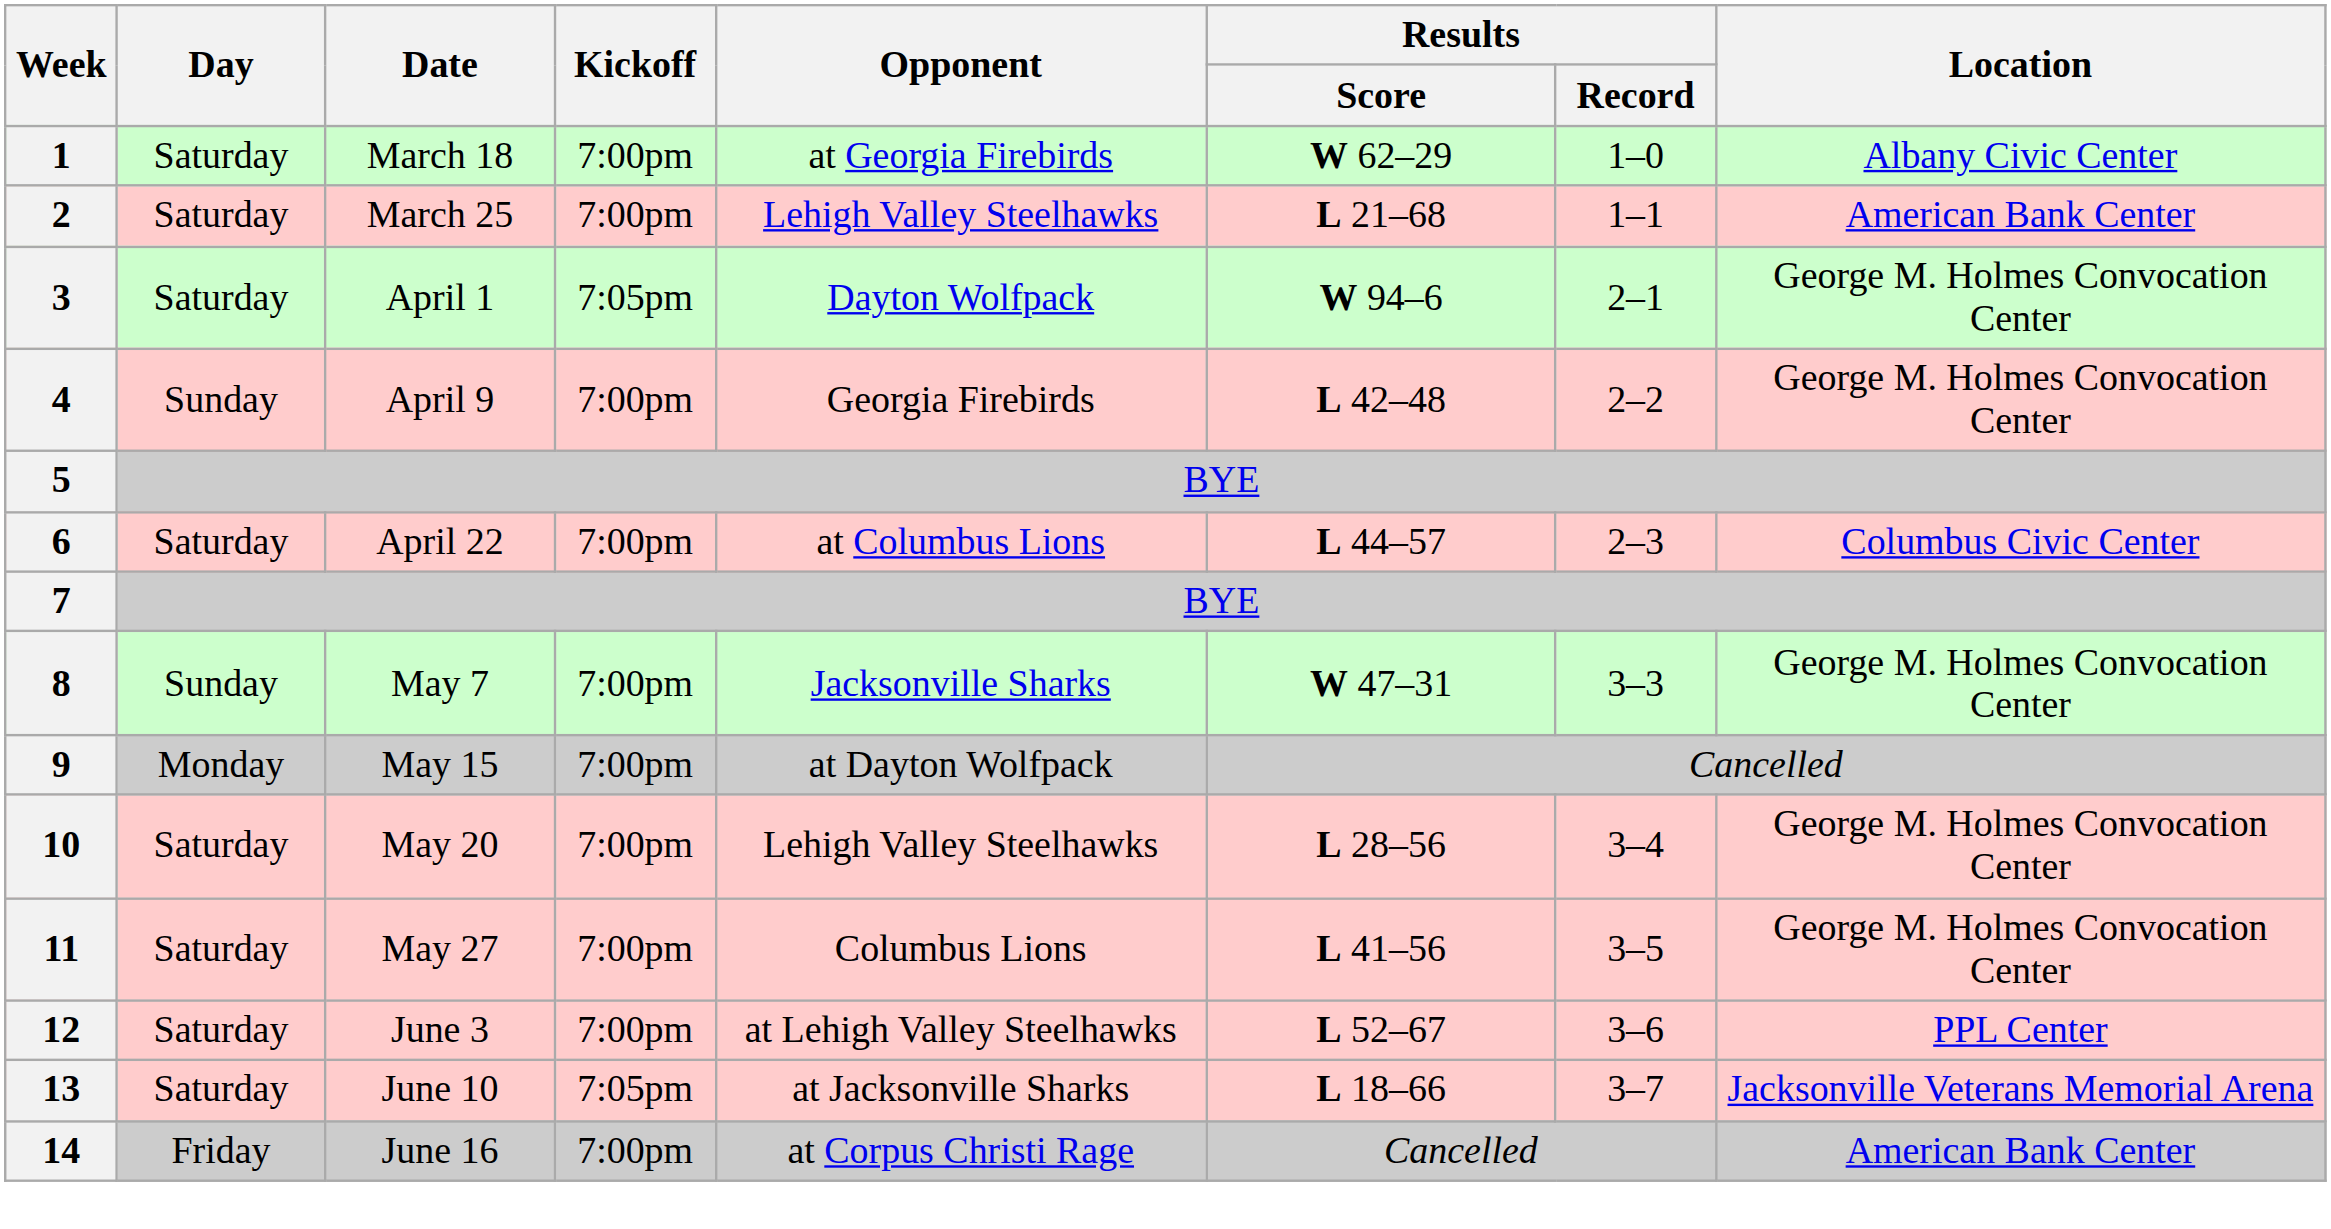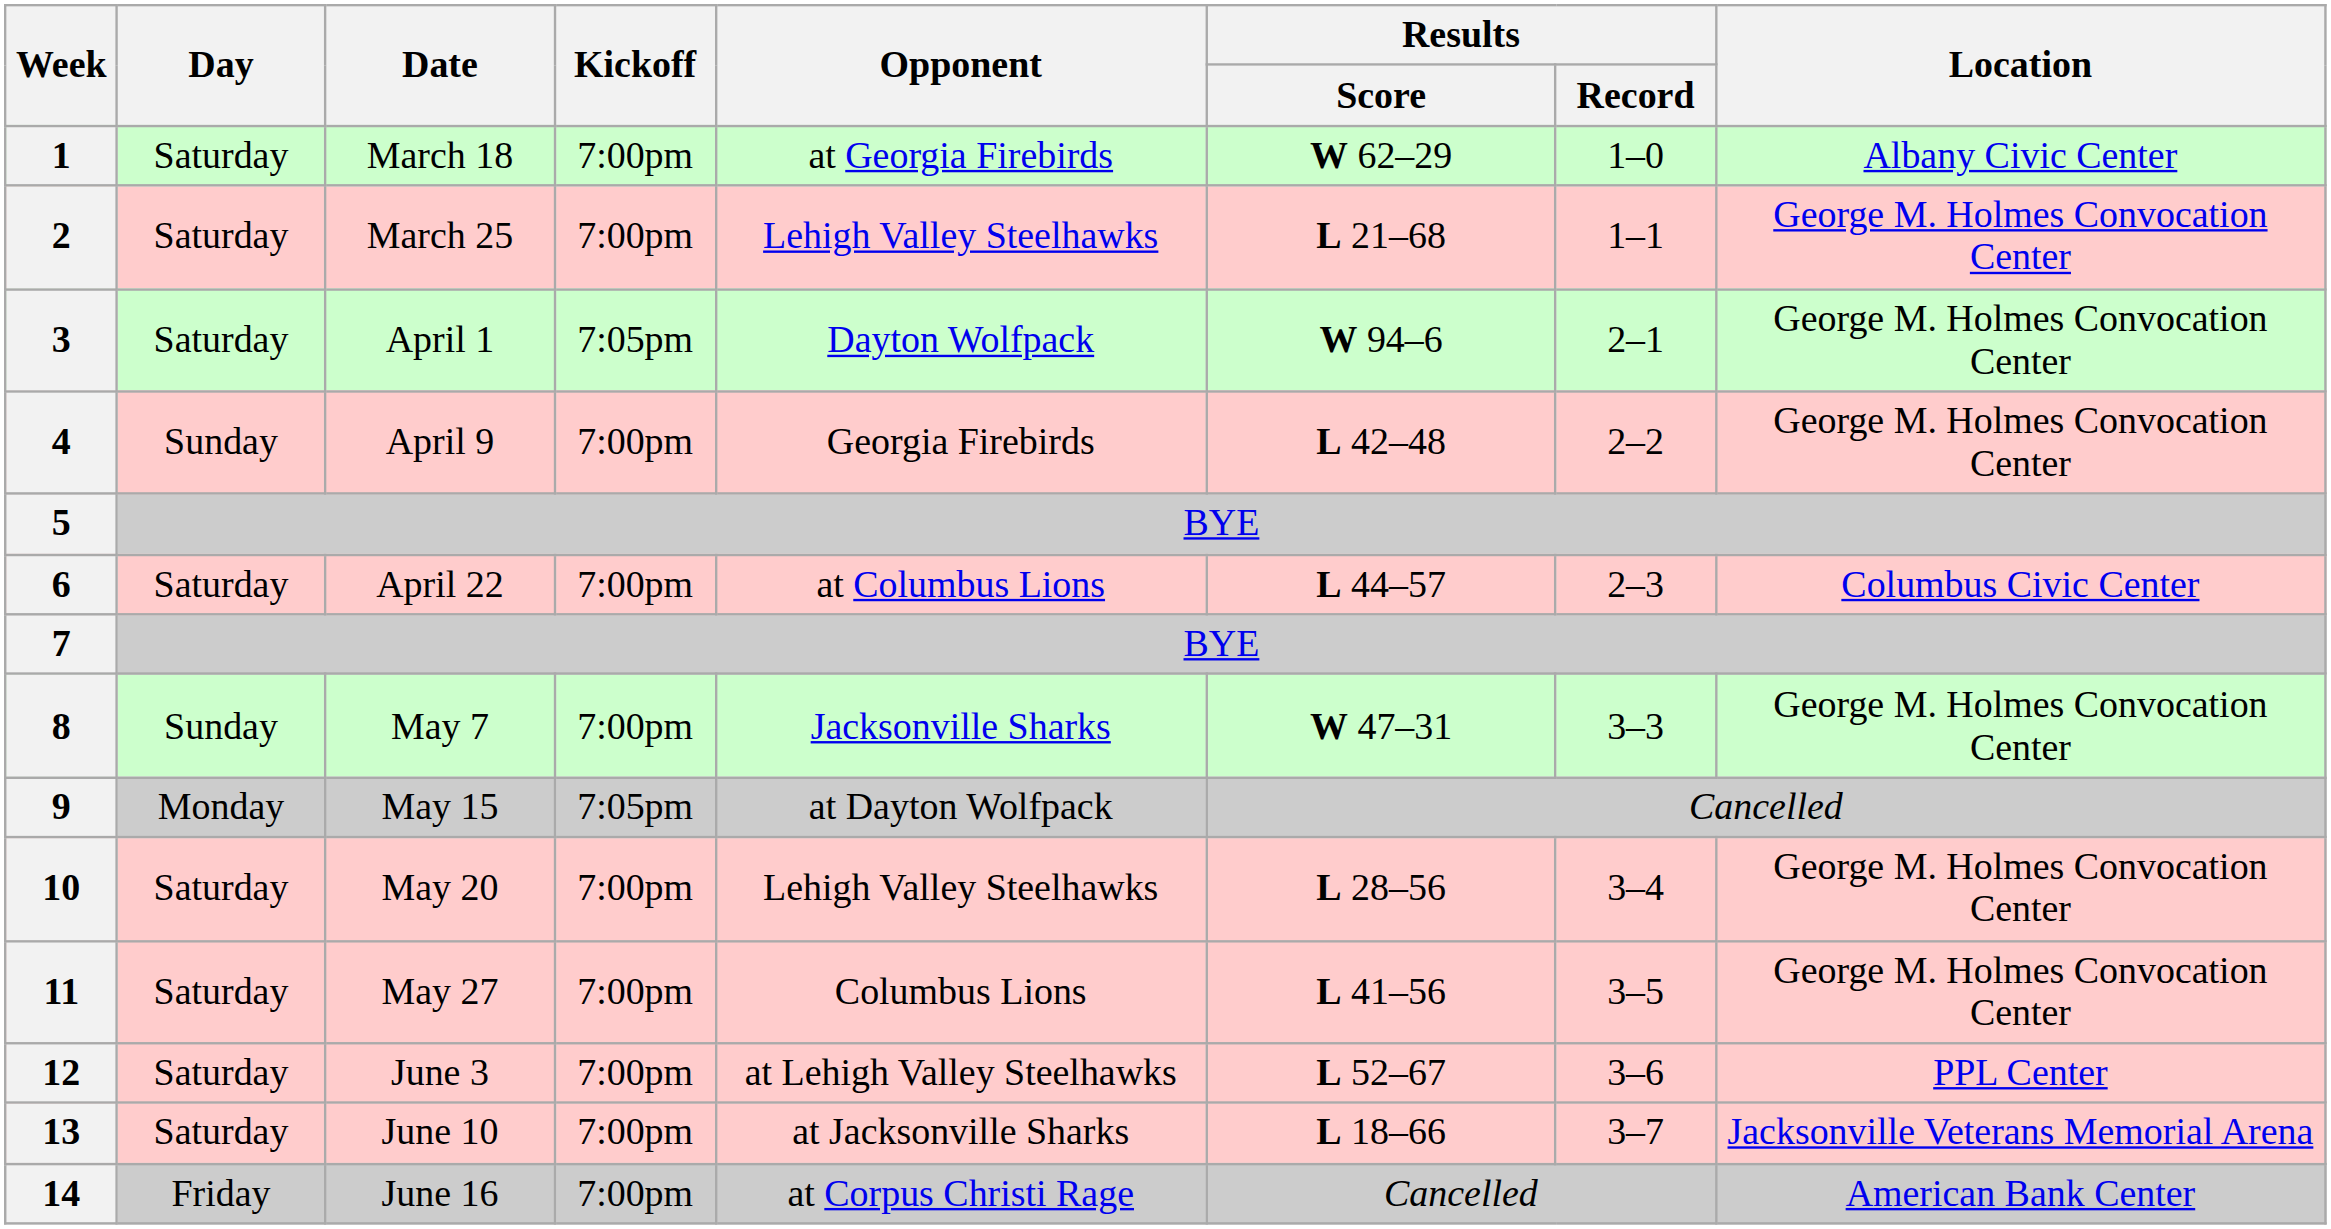(2020, 214) American Bank Center -> (2020, 236) George M. Holmes Convocation Center
(635, 763) 7:00pm -> (635, 806) 7:05pm
(635, 1089) 7:05pm -> (635, 1132) 7:00pm
